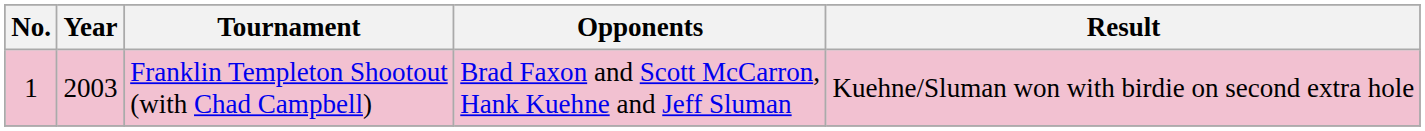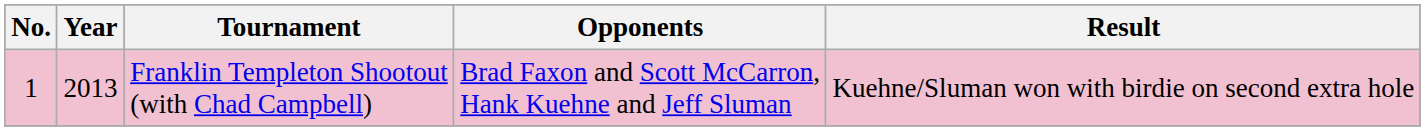(91, 87) 2003 -> (91, 87) 2013
